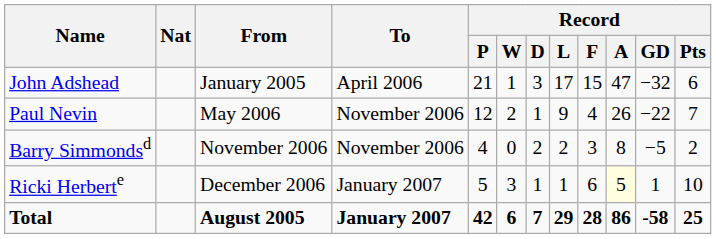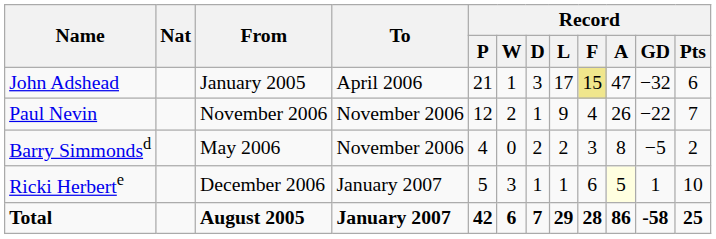(592, 82) no background -> (592, 82) khaki background
(240, 113) May 2006 -> (264, 113) November 2006
(264, 147) November 2006 -> (240, 147) May 2006
